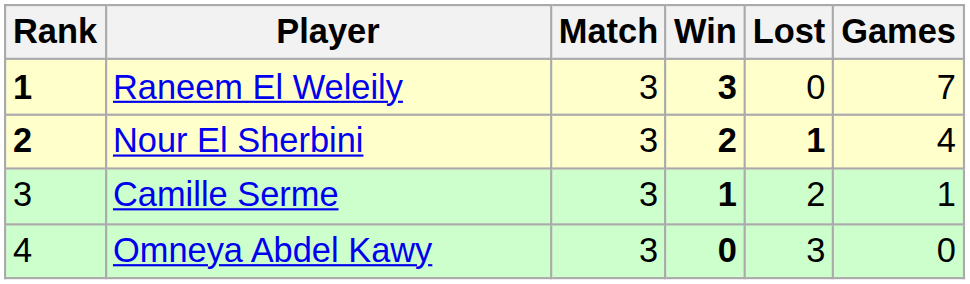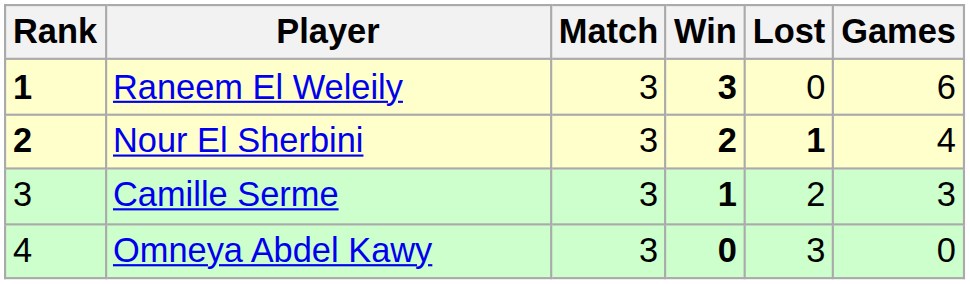(946, 86) 7 -> (946, 86) 6
(946, 195) 1 -> (946, 195) 3
